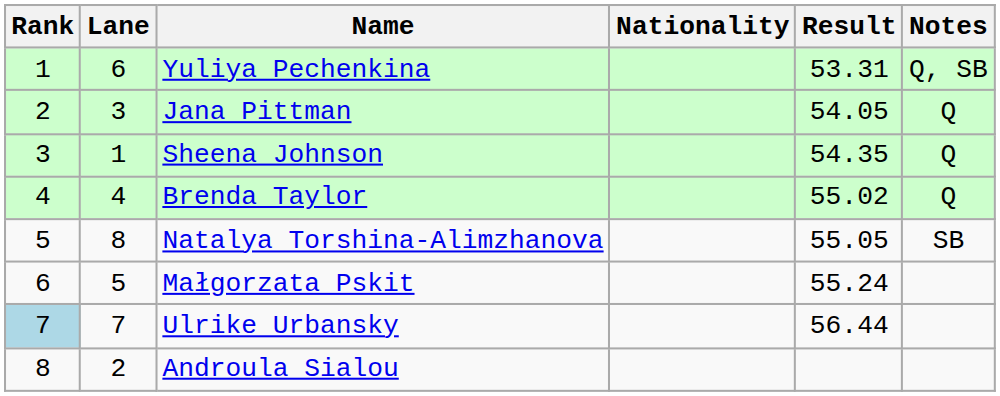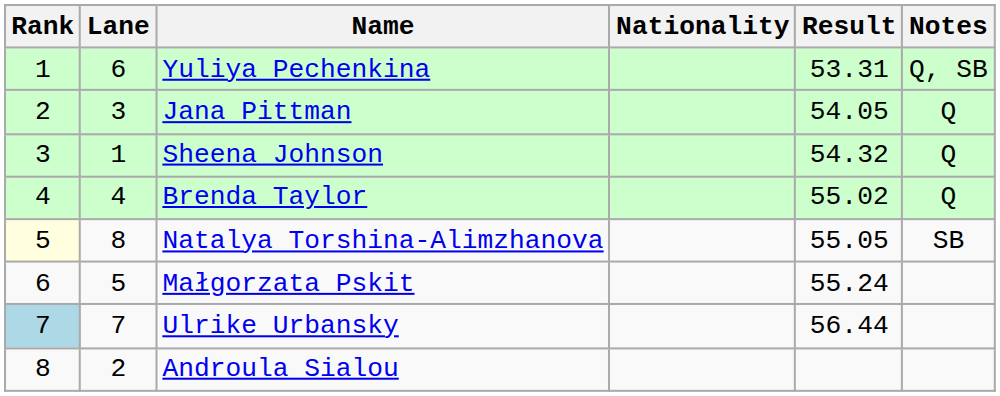(849, 155) 54.35 -> (849, 155) 54.32
(43, 240) no background -> (43, 240) lightyellow background
